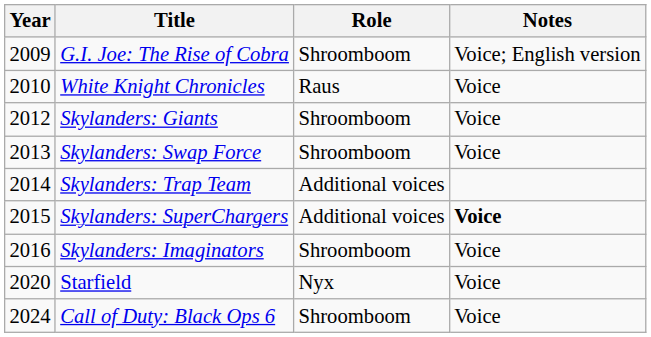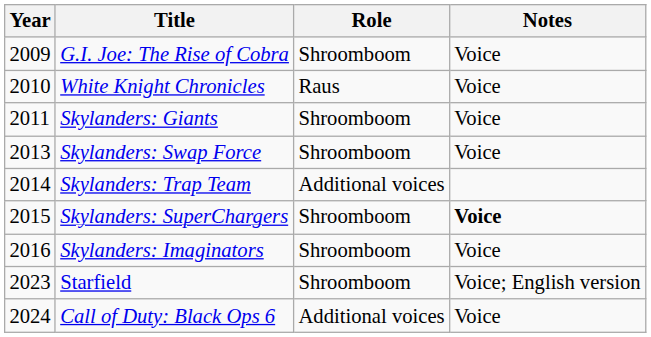(547, 53) Voice; English version -> (477, 53) Voice
(30, 119) 2012 -> (30, 119) 2011
(372, 217) Additional voices -> (355, 217) Shroomboom
(30, 282) 2020 -> (30, 282) 2023
(316, 282) Nyx -> (355, 282) Shroomboom
(477, 282) Voice -> (547, 282) Voice; English version
(355, 315) Shroomboom -> (372, 315) Additional voices
